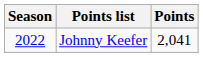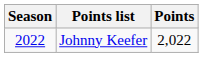(174, 40) 2,041 -> (174, 40) 2,022
